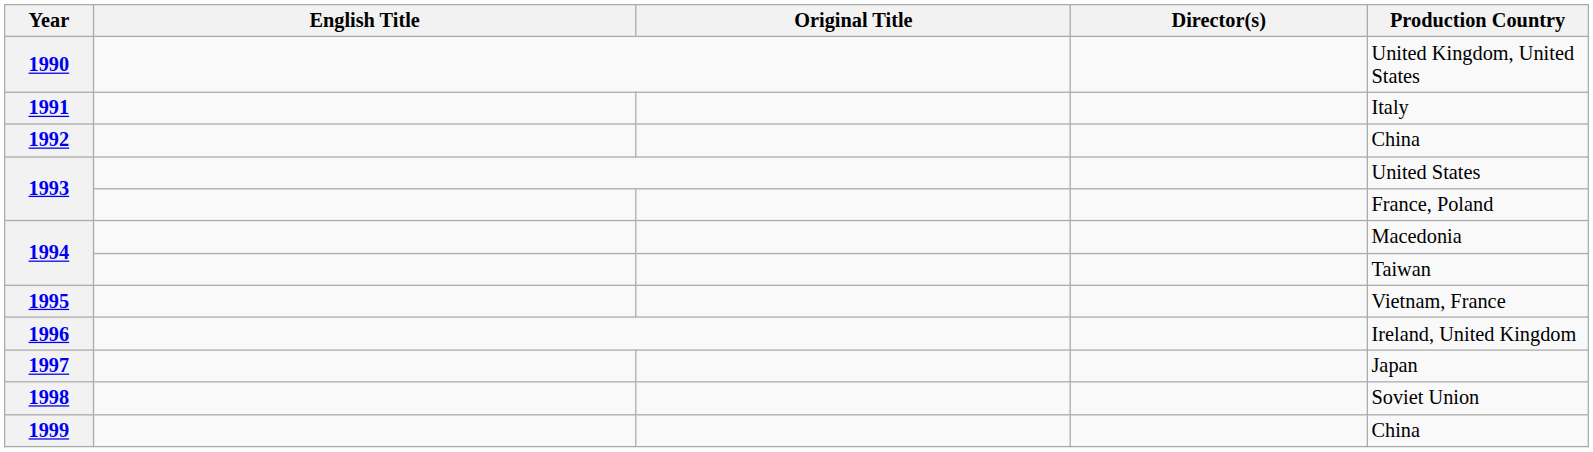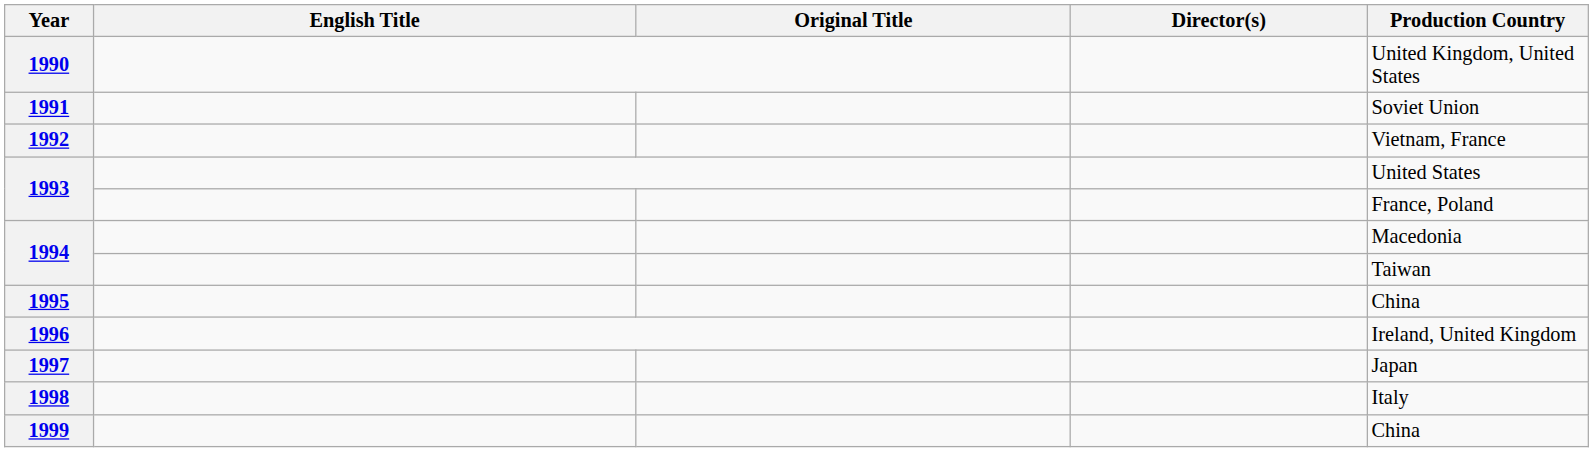(1390, 107) Italy -> (1425, 107) Soviet Union
(1396, 140) China -> (1439, 140) Vietnam, France
(1439, 301) Vietnam, France -> (1396, 301) China
(1425, 397) Soviet Union -> (1390, 397) Italy
